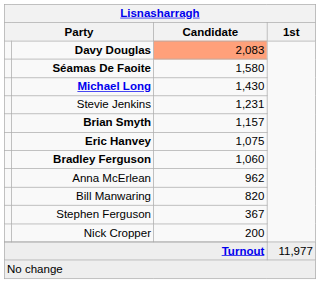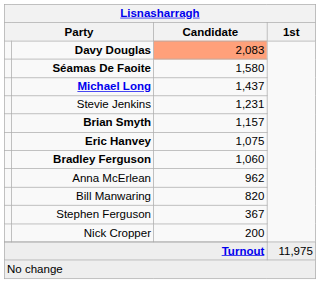(250, 86) 1,430 -> (250, 86) 1,437
(296, 251) 11,977 -> (296, 251) 11,975
